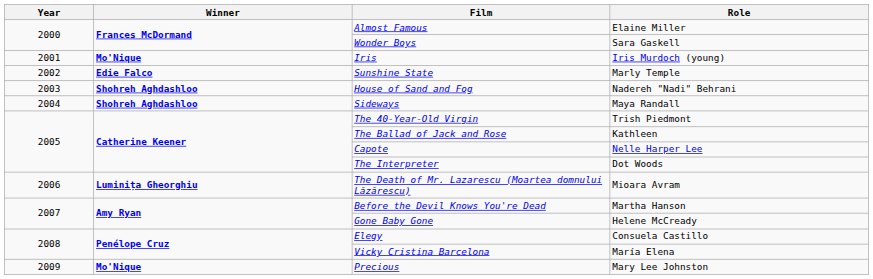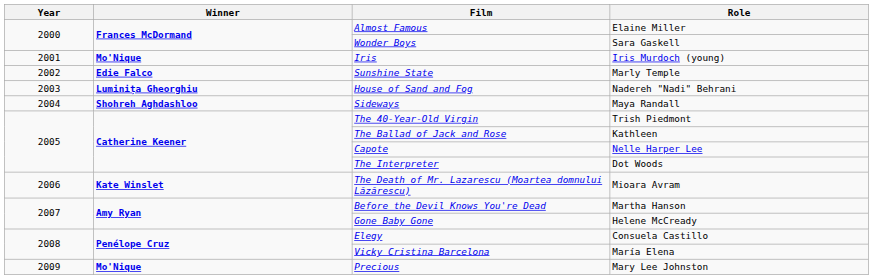(147, 88) Shohreh Aghdashloo -> (147, 88) Luminița Gheorghiu
(147, 185) Luminița Gheorghiu -> (130, 185) Kate Winslet
